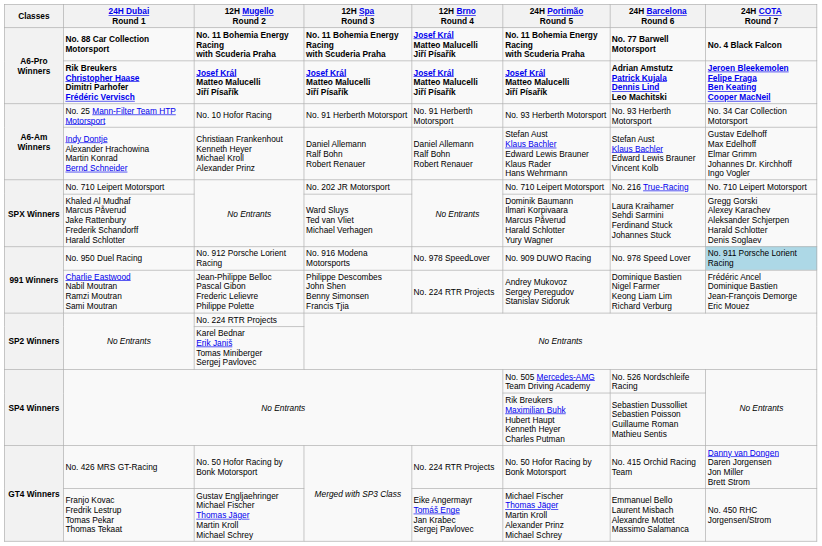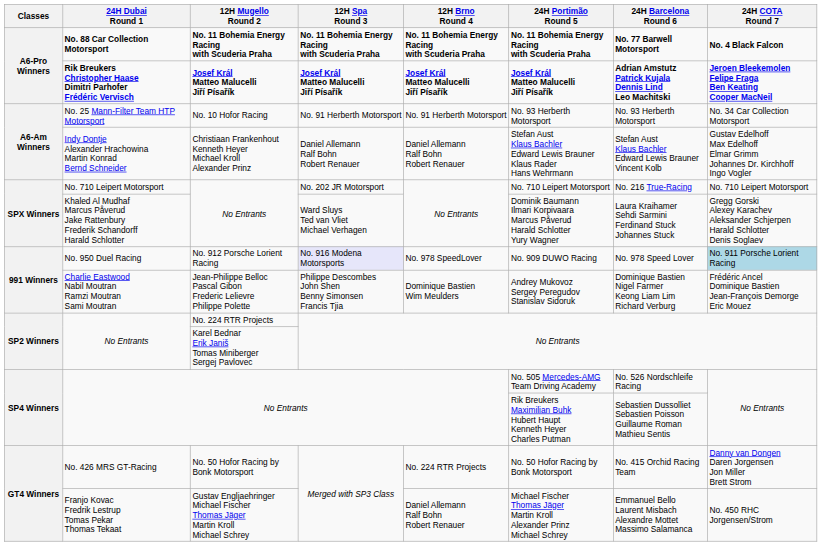(446, 44) Josef Král Matteo Malucelli Jiří Písařík -> (452, 44) No. 11 Bohemia Energy Racing with Scuderia Praha
(337, 258) no background -> (331, 258) lavender background
(454, 291) No. 224 RTR Projects -> (440, 291) Dominique Bastien Wim Meulders
(444, 515) Eike Angermayr Tomáš Enge Jan Krabec Sergej Pavlovec -> (435, 515) Daniel Allemann Ralf Bohn Robert Renauer
